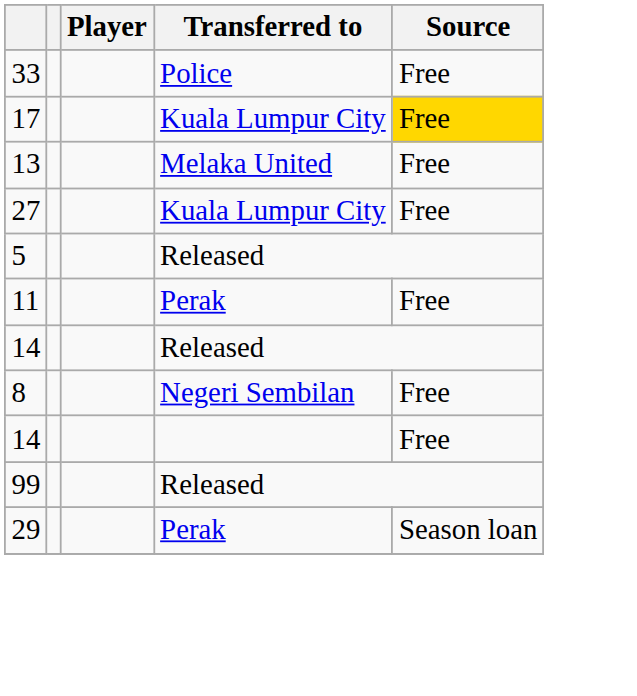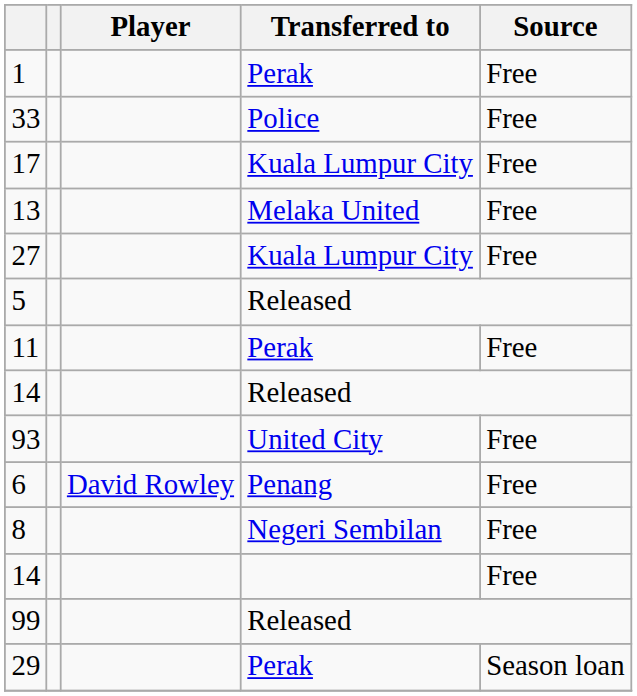+ row: (19, 73)
(425, 118) gold background -> (512, 164) no background
+ row: (26, 438)
+ row: (19, 484)
